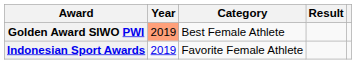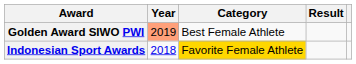(163, 50) 2019 -> (163, 50) 2018
(242, 50) no background -> (242, 50) gold background
